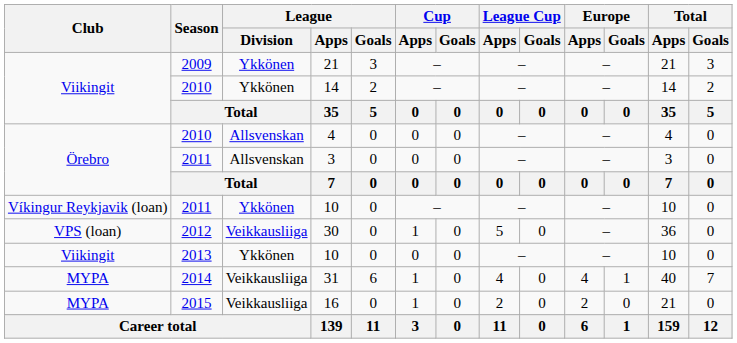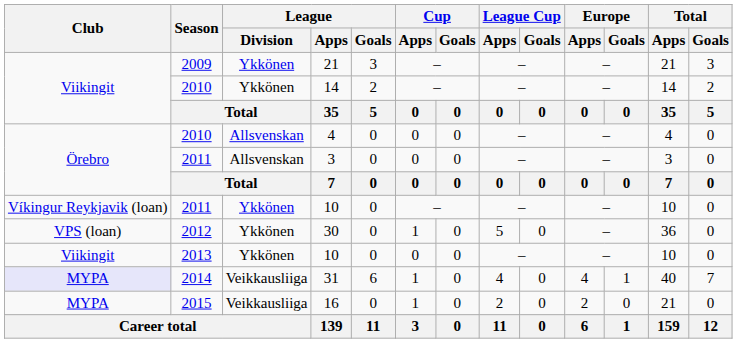(267, 231) Veikkausliiga -> (267, 231) Ykkönen
(88, 278) no background -> (88, 278) lavender background
